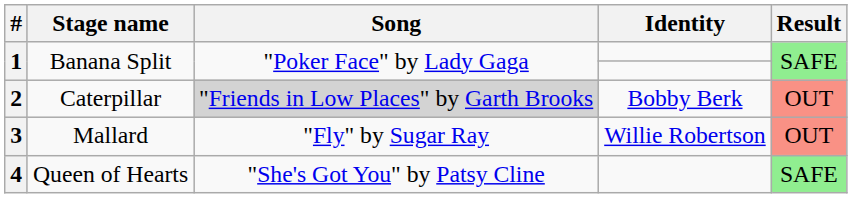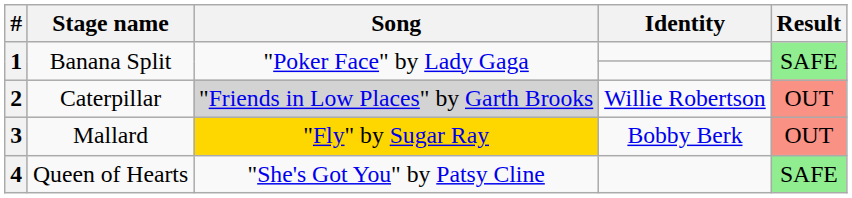(685, 98) Bobby Berk -> (685, 98) Willie Robertson
(396, 135) no background -> (396, 135) gold background
(685, 135) Willie Robertson -> (685, 135) Bobby Berk
